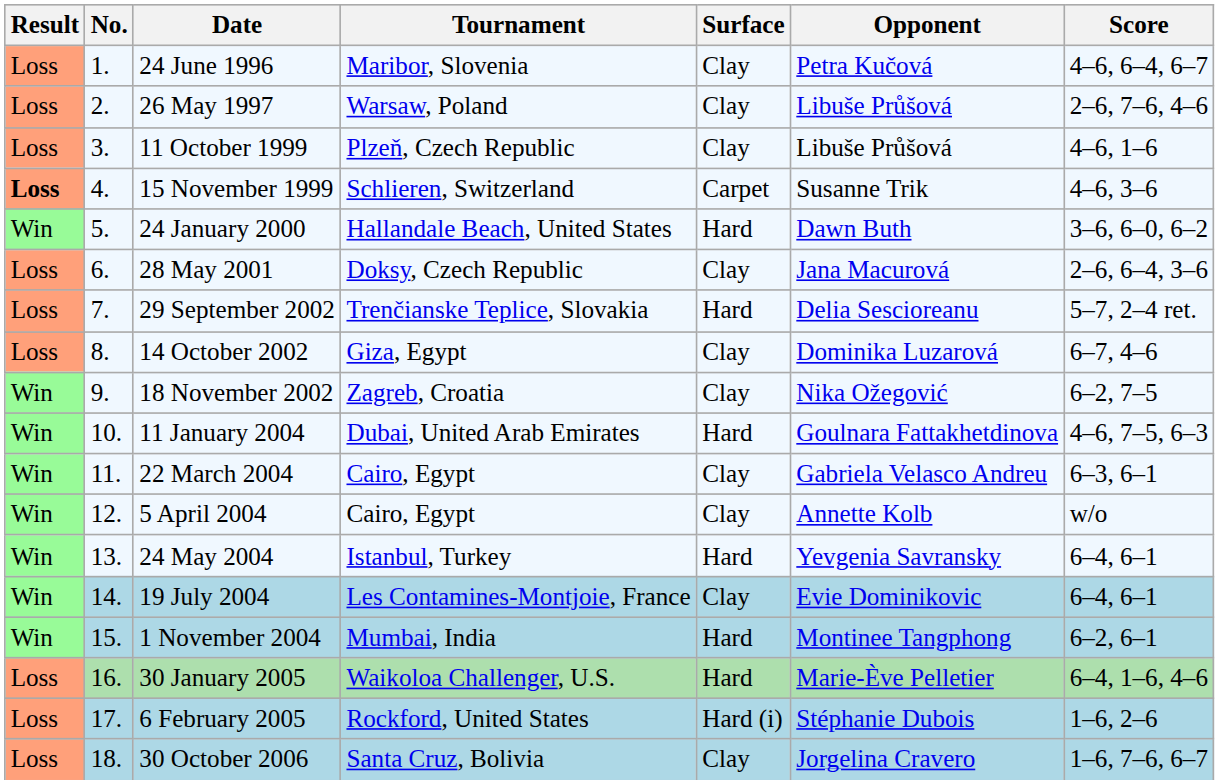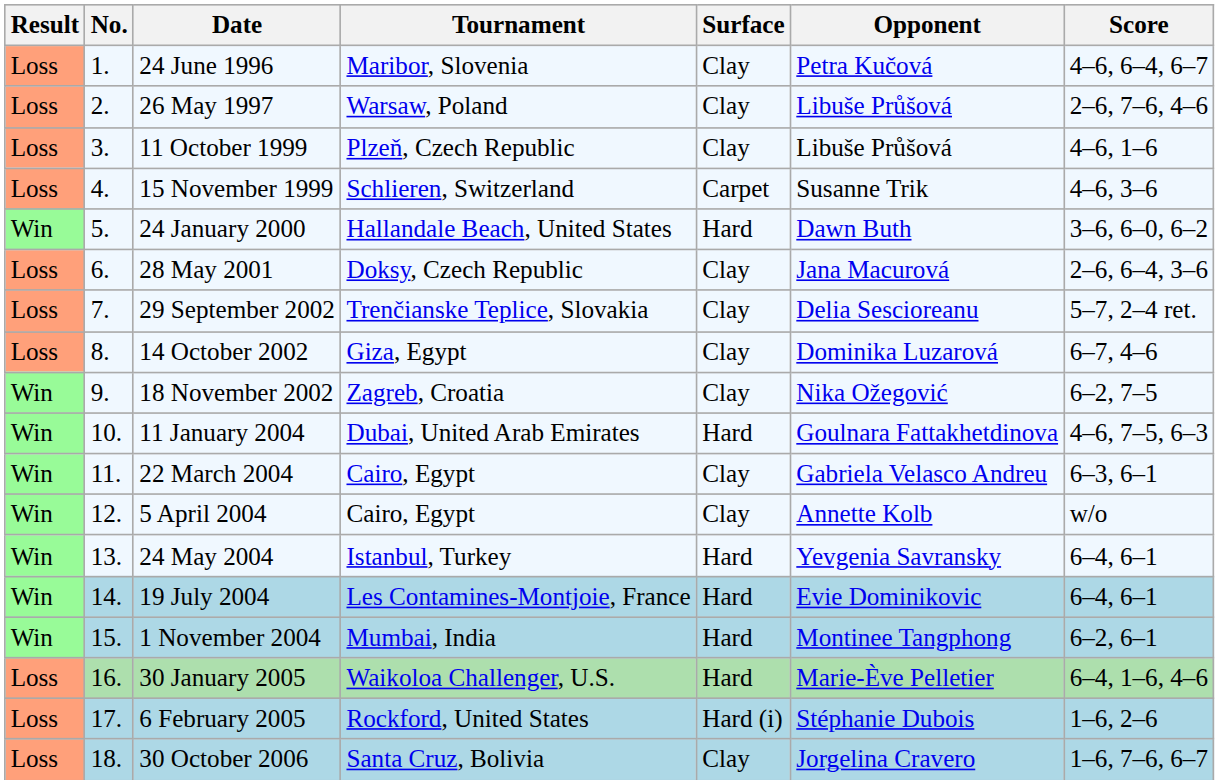(35, 187) bold -> (34, 187) normal
(727, 310) Hard -> (726, 310) Clay
(726, 595) Clay -> (727, 595) Hard
